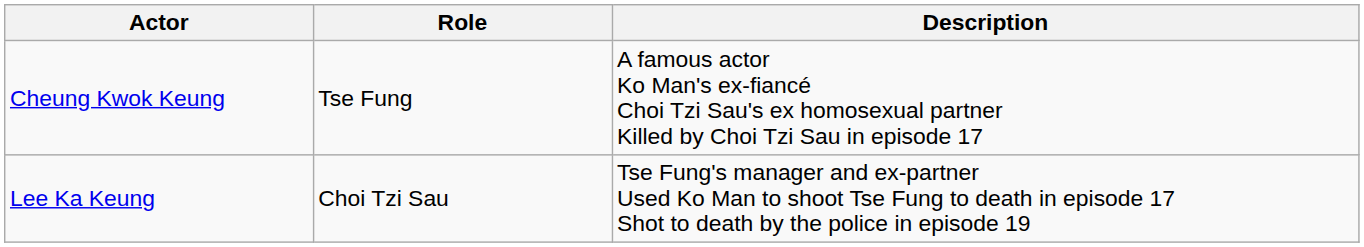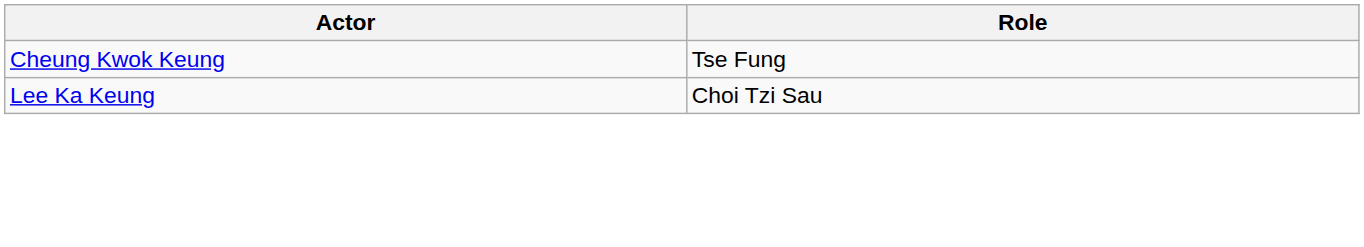- column: (985, 22)
